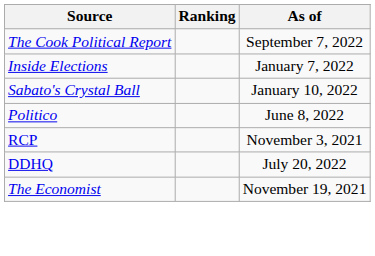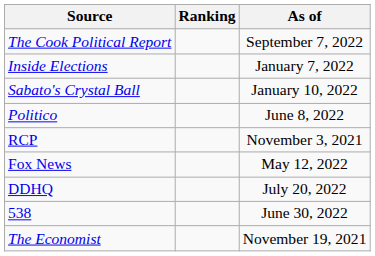+ row: (40, 164)
+ row: (20, 213)
